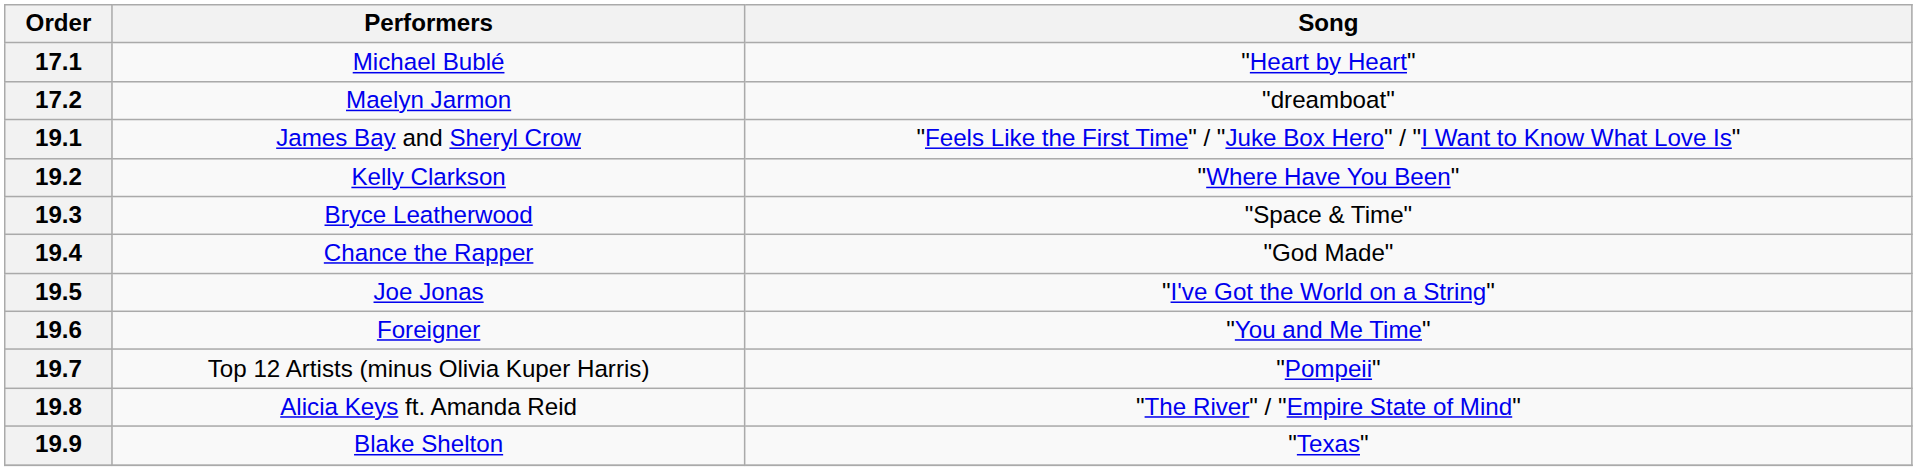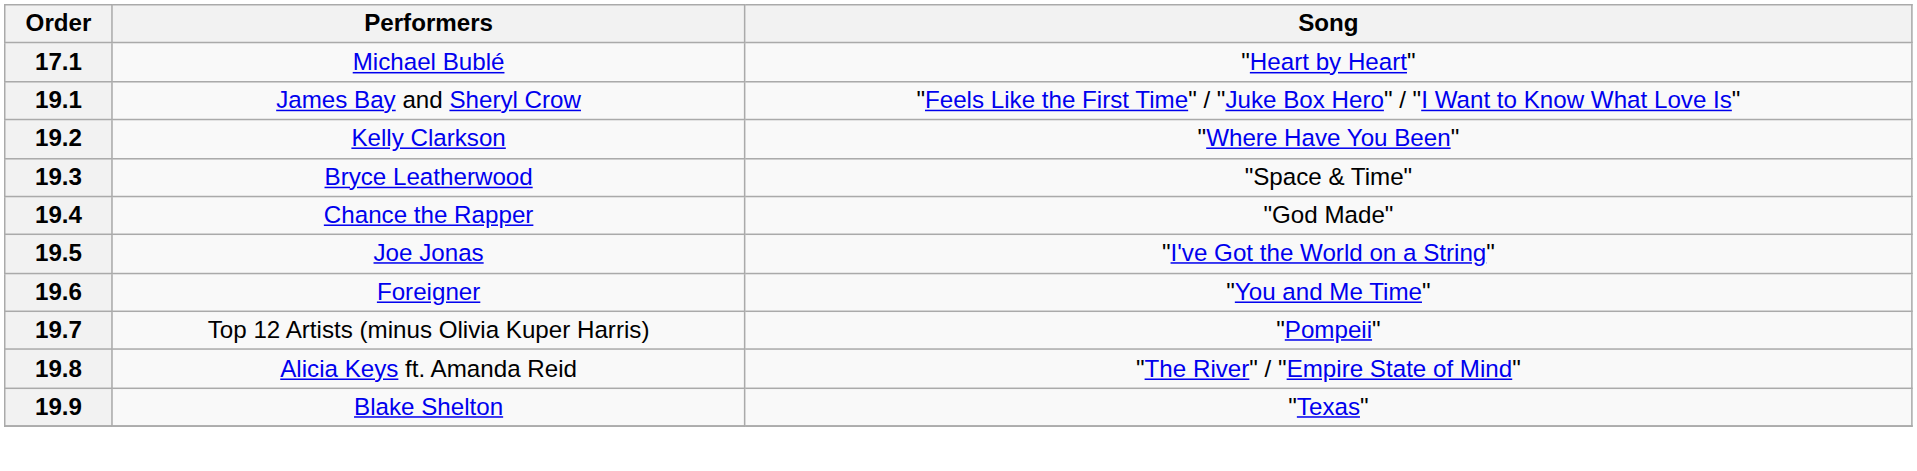- row: (58, 100)
